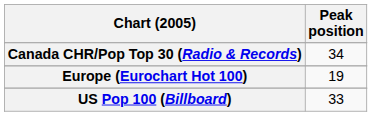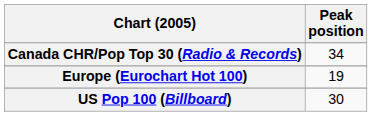(336, 99) 33 -> (336, 99) 30
